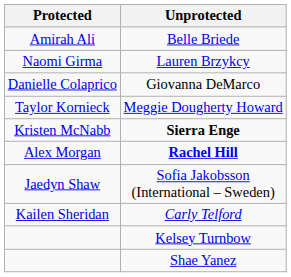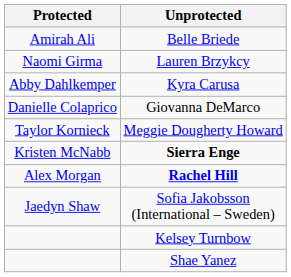+ row: (203, 84)
- row: (203, 214)
